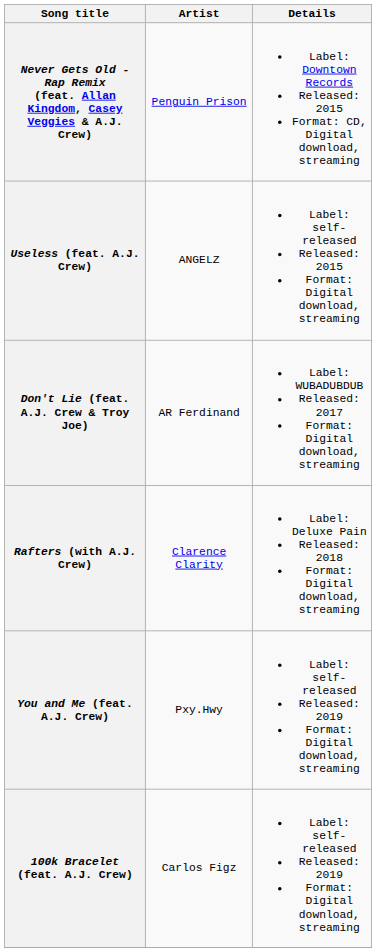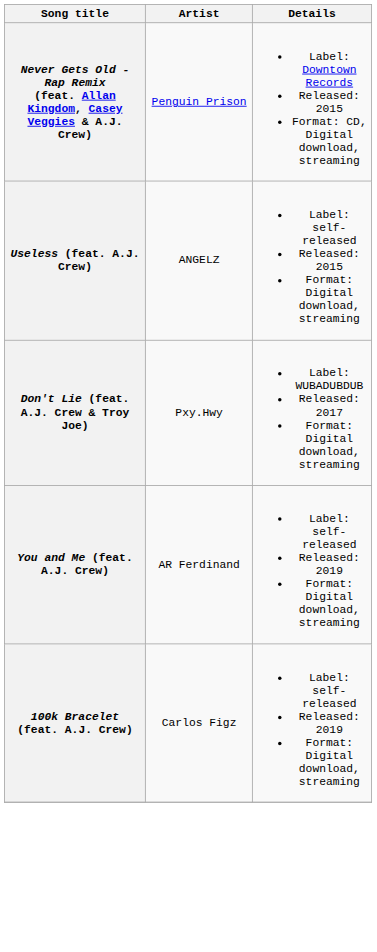(199, 413) AR Ferdinand -> (199, 413) Pxy.Hwy
- row: (75, 558)
(199, 710) Pxy.Hwy -> (199, 565) AR Ferdinand
